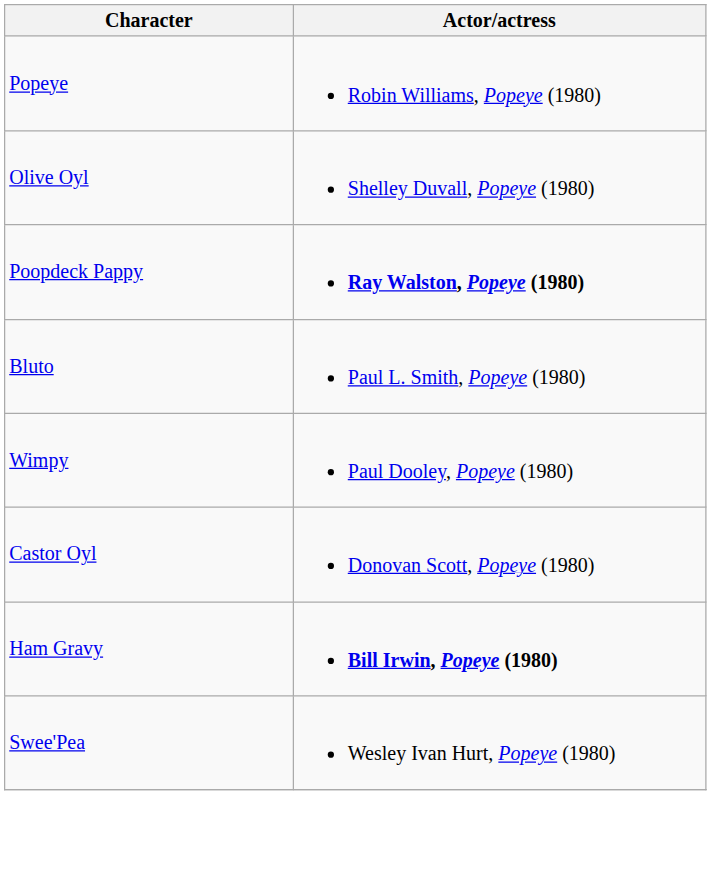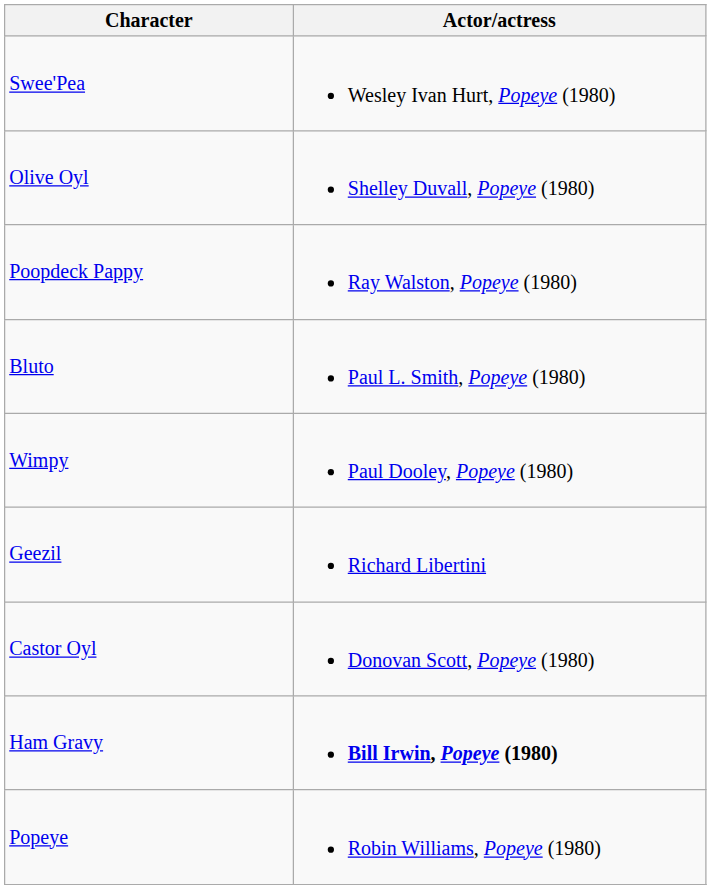rows swapped: (39, 83) <-> (47, 742)
(499, 283) bold -> (499, 283) normal
+ row: (35, 554)
